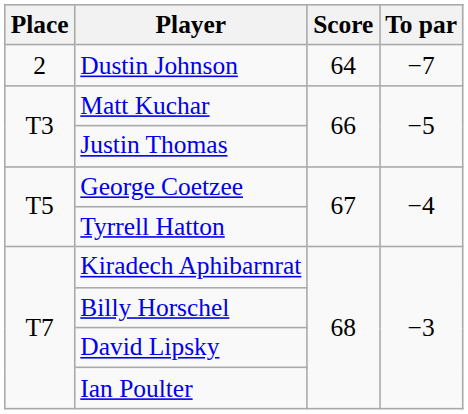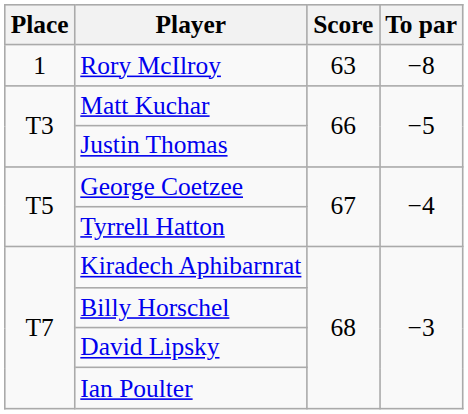+ row: (151, 65)
- row: (159, 65)
